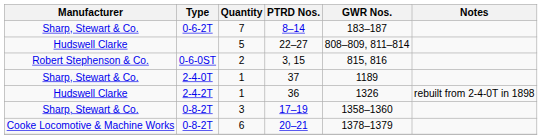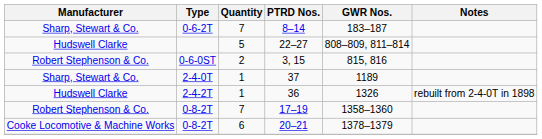(91, 110) Sharp, Stewart & Co. -> (91, 110) Robert Stephenson & Co.
(242, 110) 3 -> (242, 110) 7
